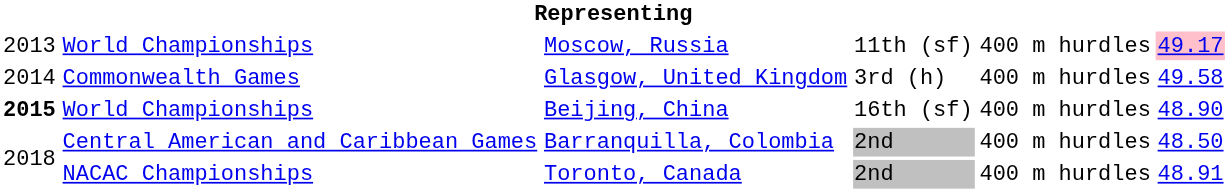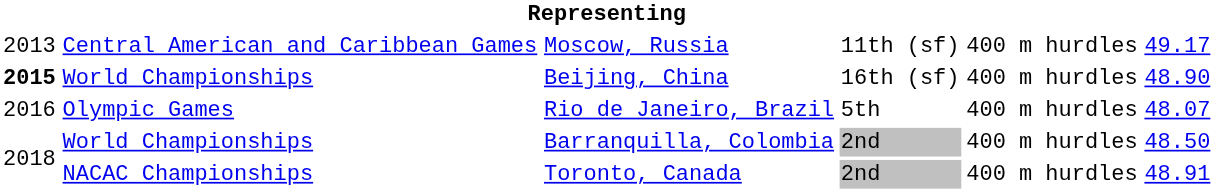(188, 46) World Championships -> (300, 46) Central American and Caribbean Games
(1191, 46) pink background -> (1177, 46) no background
- row: (696, 78)
+ row: (689, 110)
(300, 142) Central American and Caribbean Games -> (188, 142) World Championships
